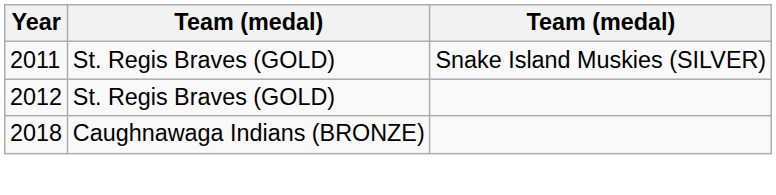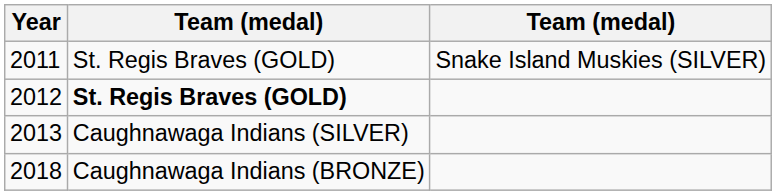(204, 97) normal -> (210, 97) bold
+ row: (36, 134)
